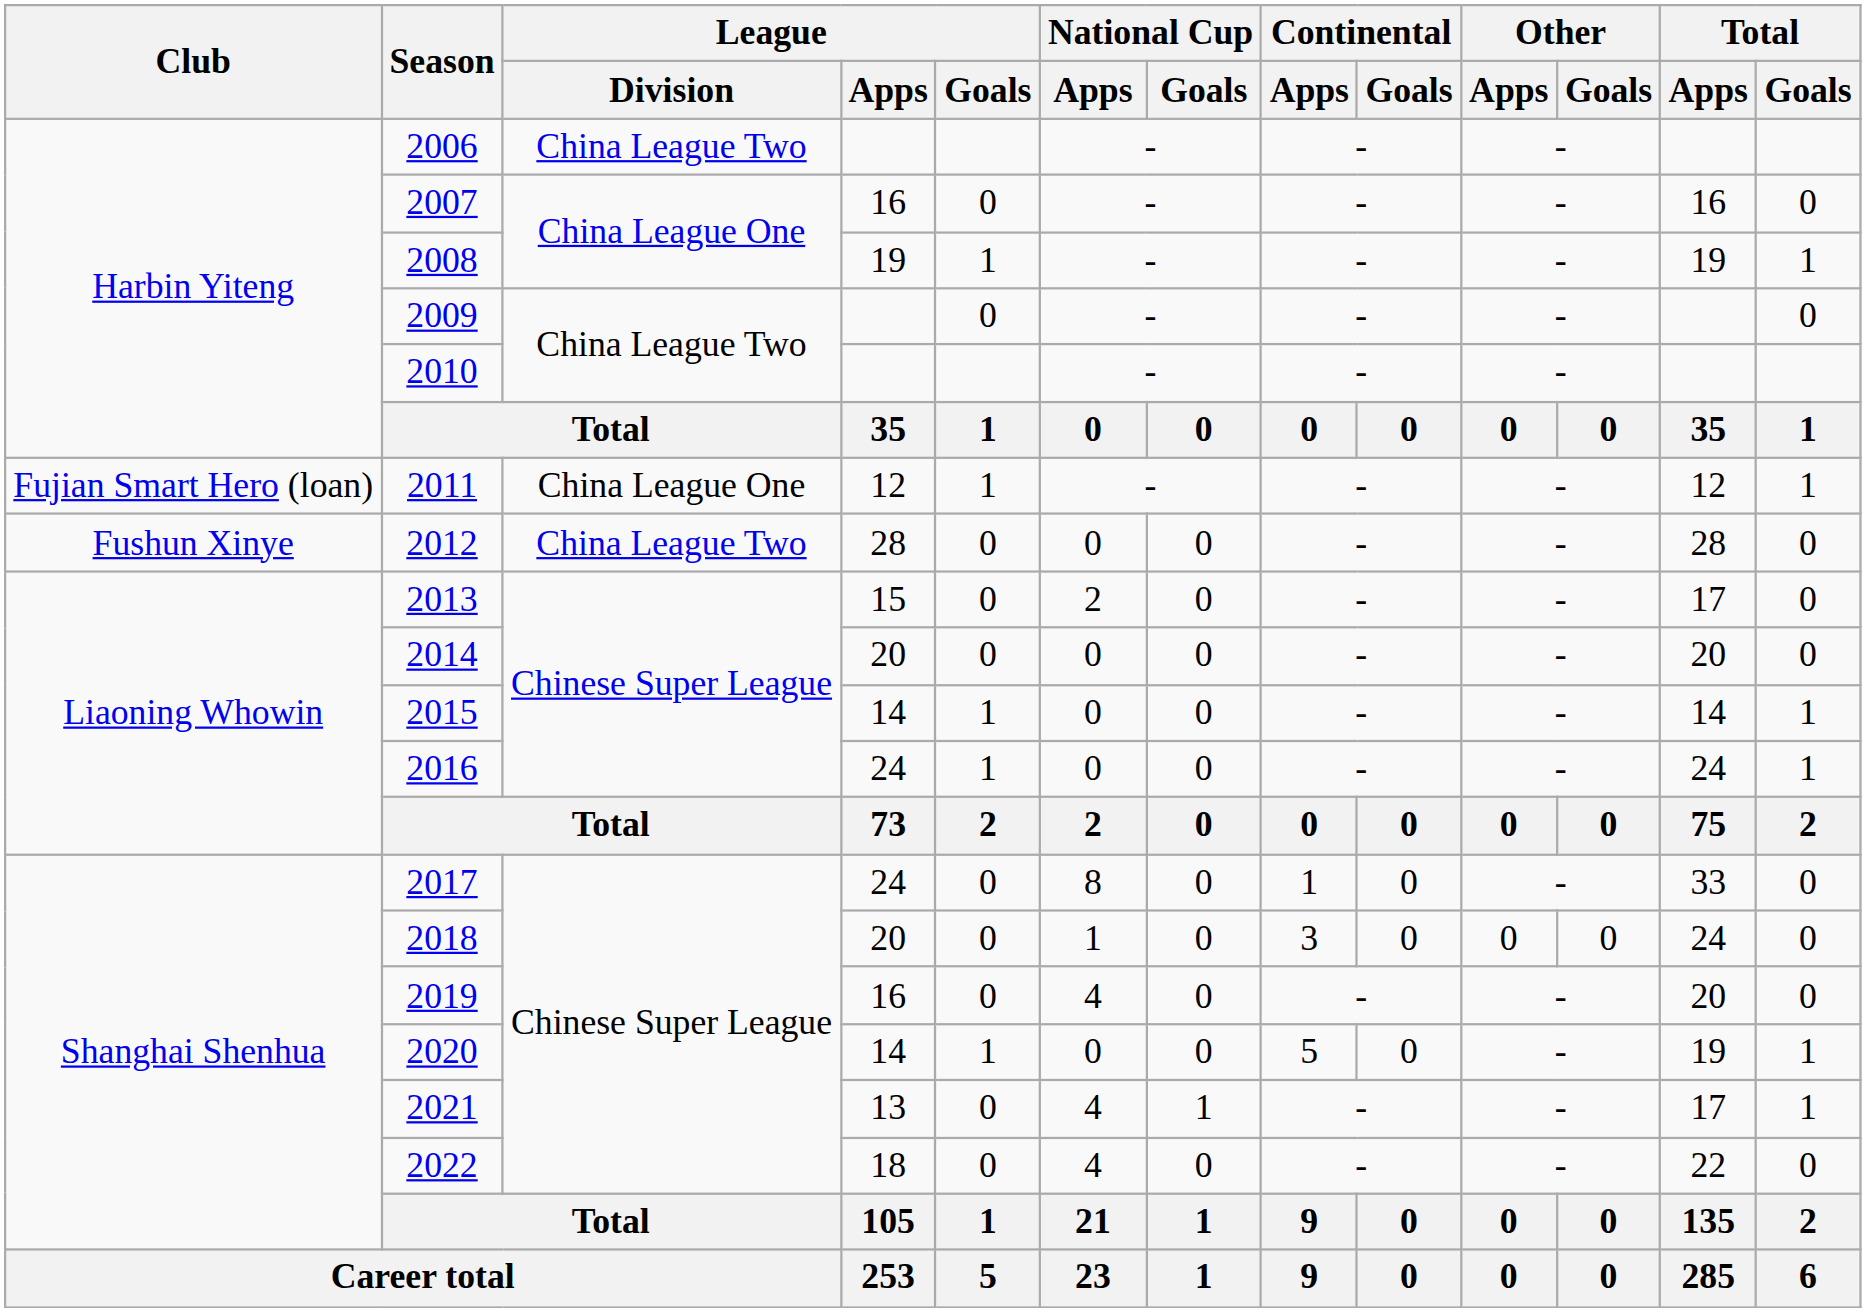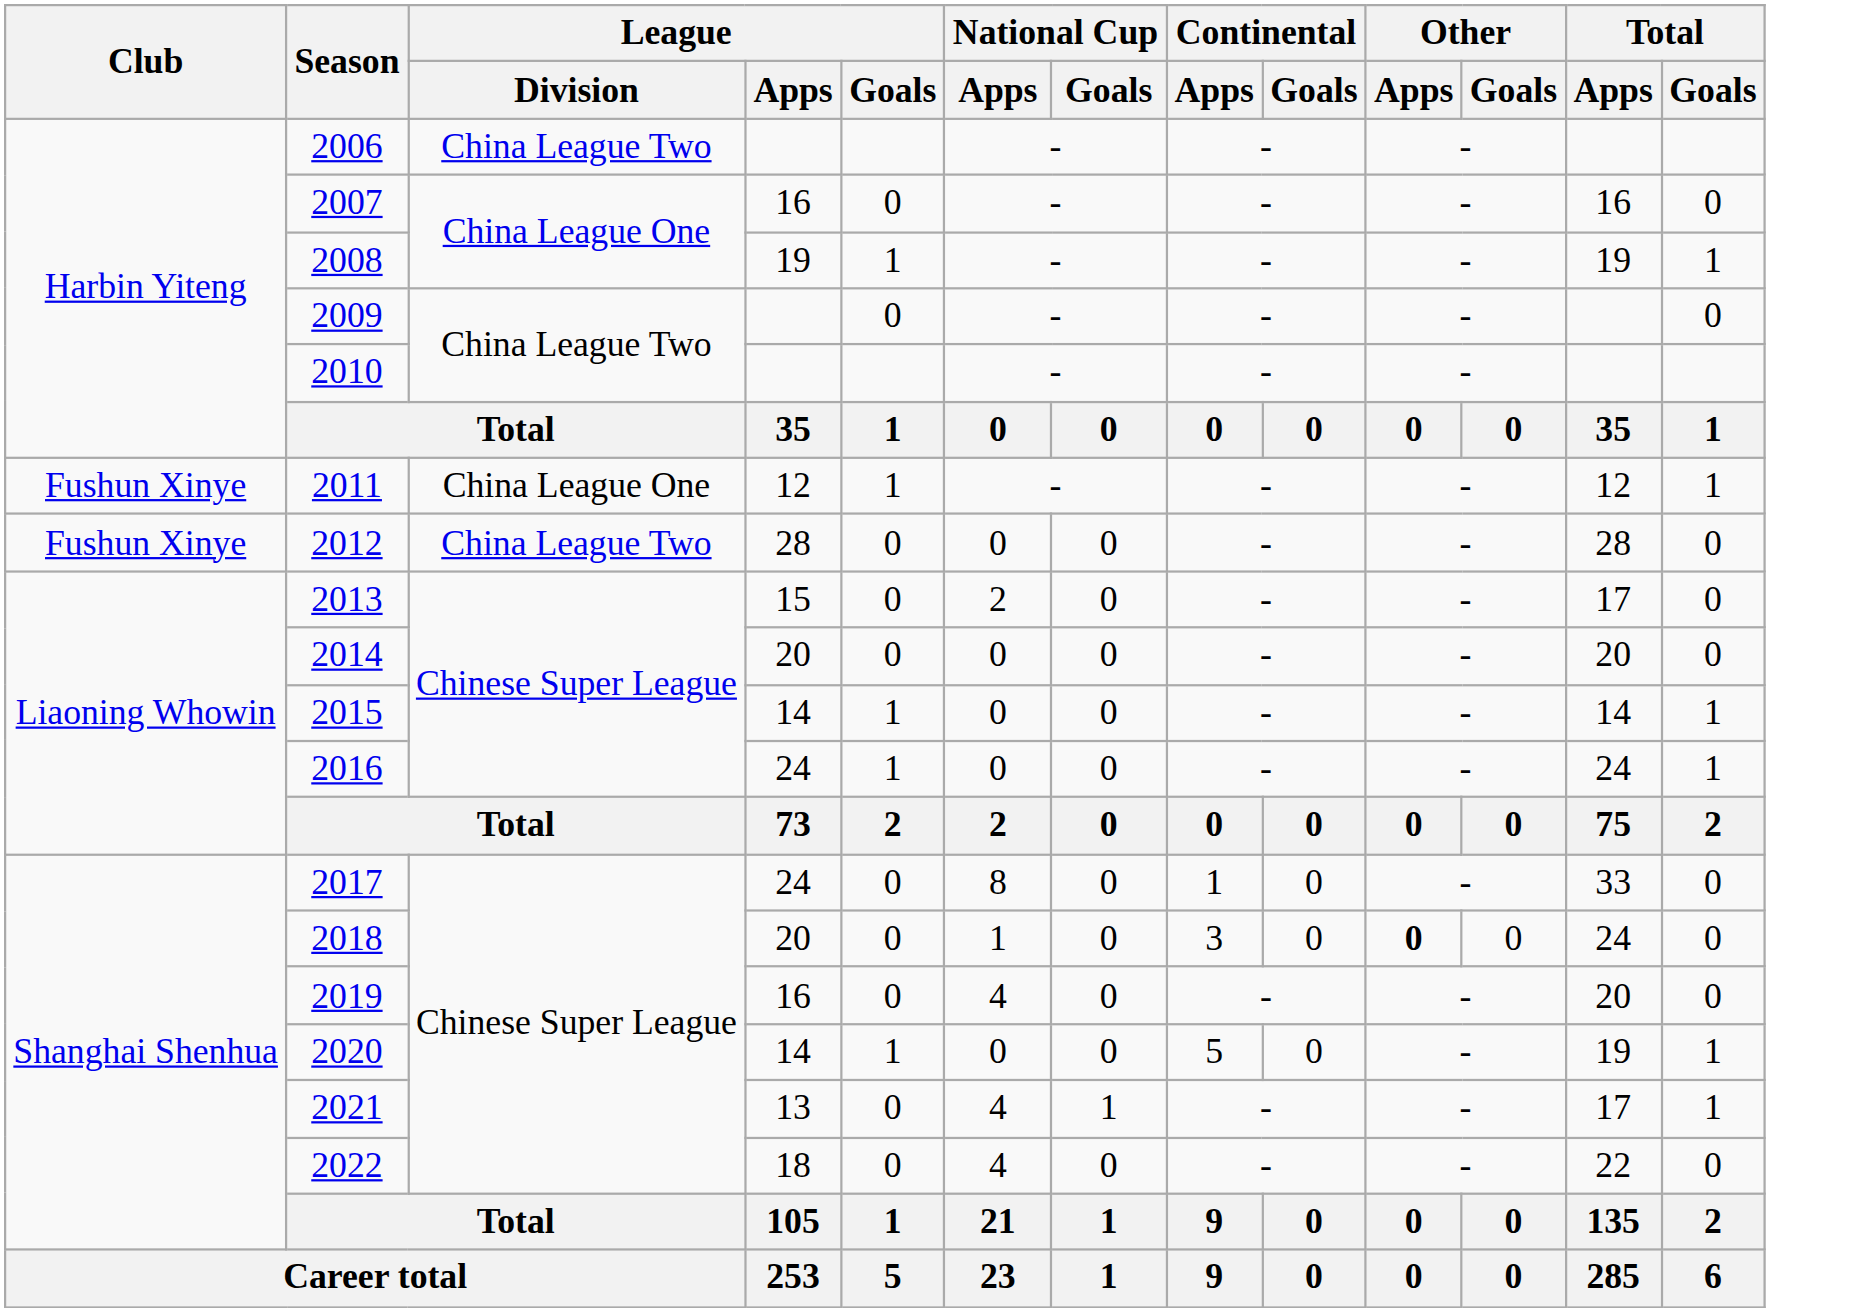(193, 485) Fujian Smart Hero (loan) -> (146, 485) Fushun Xinye
(1509, 938) normal -> (1414, 938) bold
